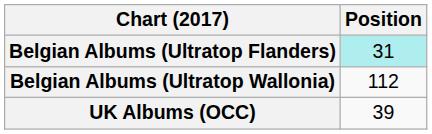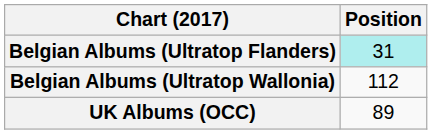(383, 112) 39 -> (383, 112) 89
